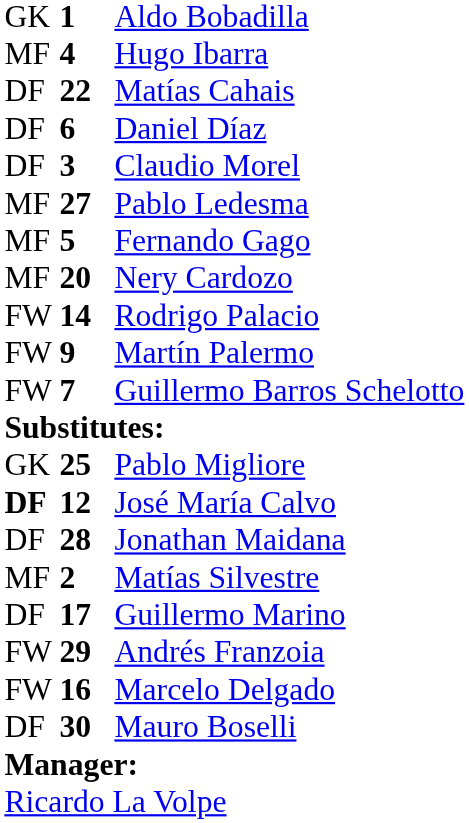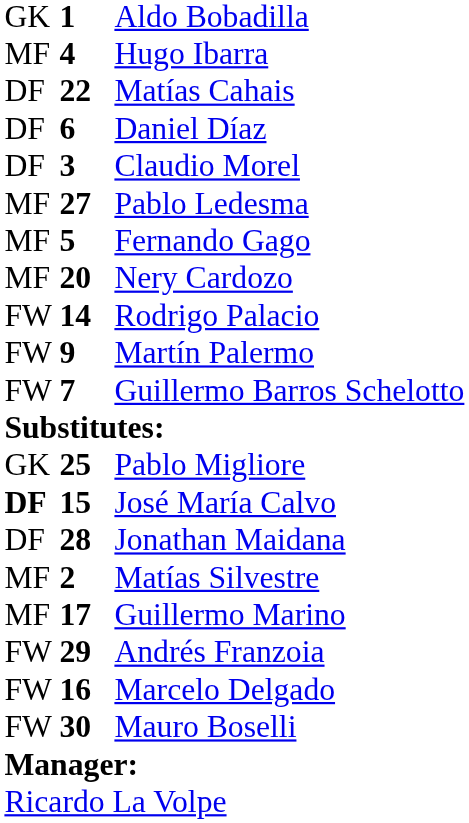(75, 502) 12 -> (75, 502) 15
(25, 614) DF -> (27, 614) MF
(25, 726) DF -> (28, 726) FW
